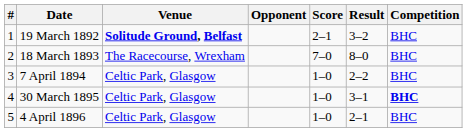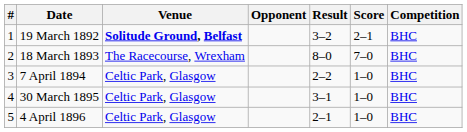columns swapped: (328, 14) <-> (367, 14)
(404, 96) bold -> (404, 96) normal
